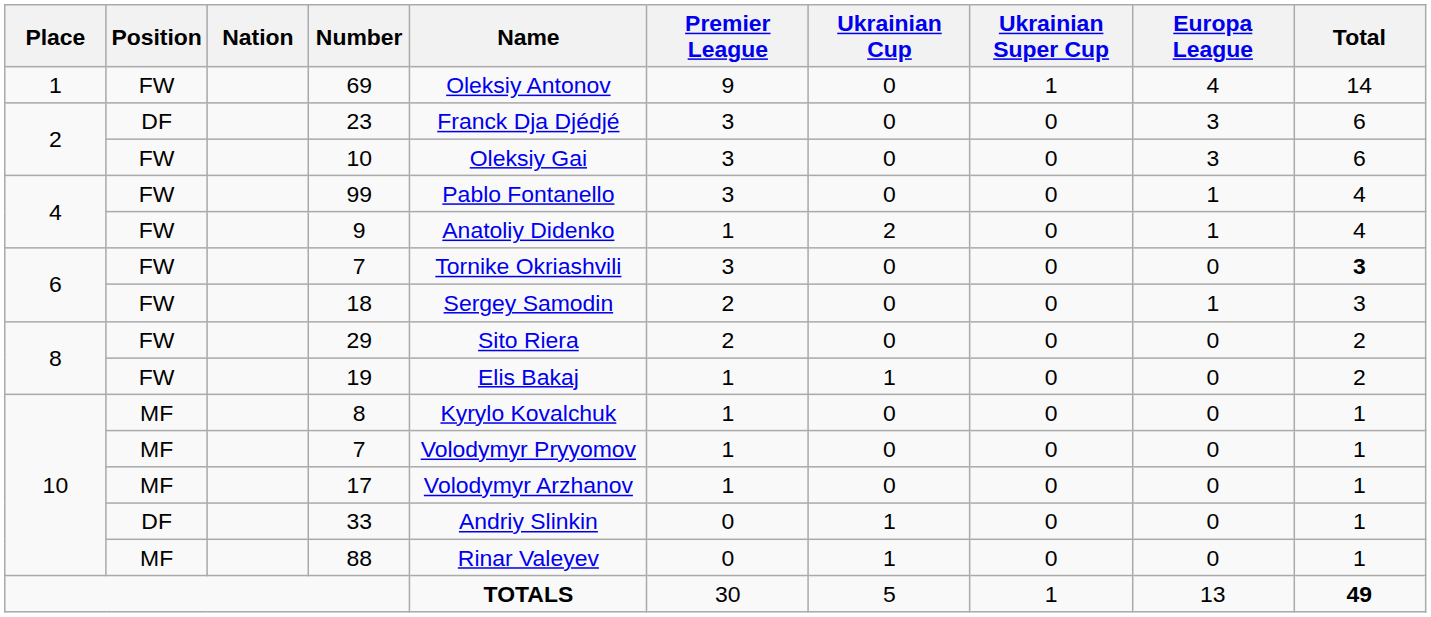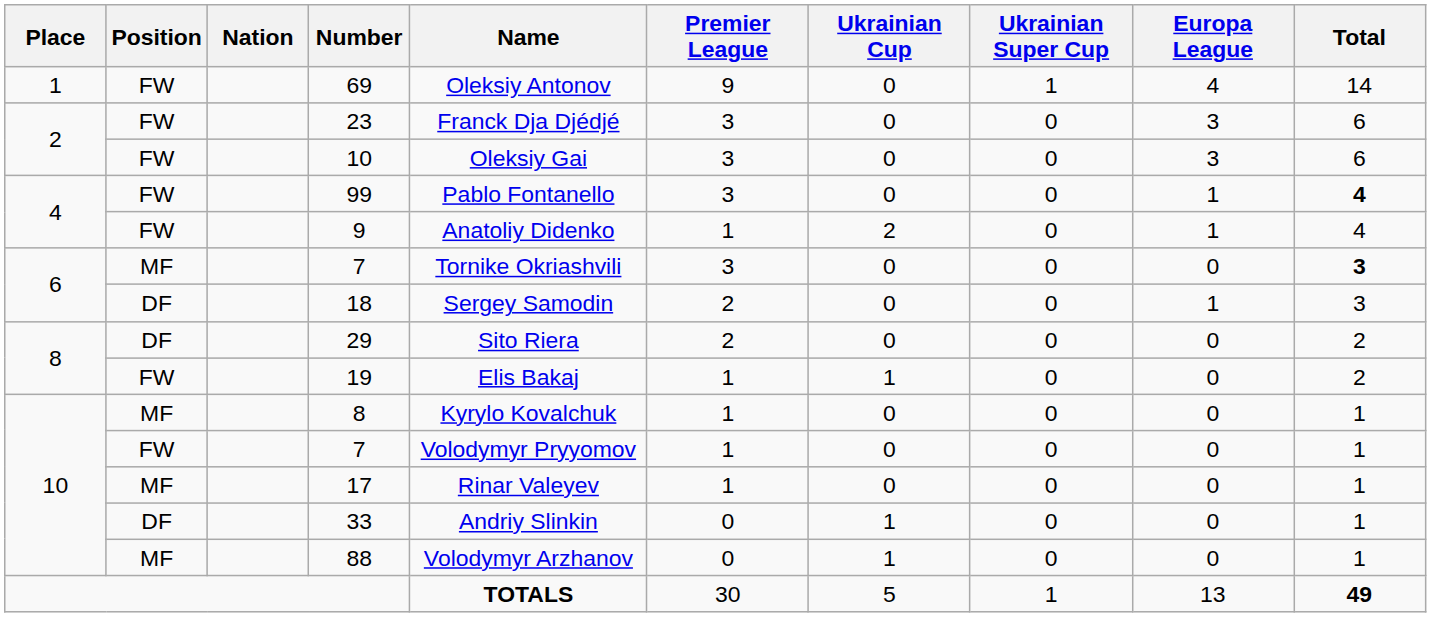(157, 121) DF -> (157, 121) FW
(1359, 194) normal -> (1359, 194) bold
(157, 267) FW -> (157, 267) MF
(157, 303) FW -> (157, 303) DF
(157, 339) FW -> (157, 339) DF
(157, 448) MF -> (157, 448) FW
(528, 485) Volodymyr Arzhanov -> (528, 485) Rinar Valeyev
(528, 557) Rinar Valeyev -> (528, 557) Volodymyr Arzhanov
